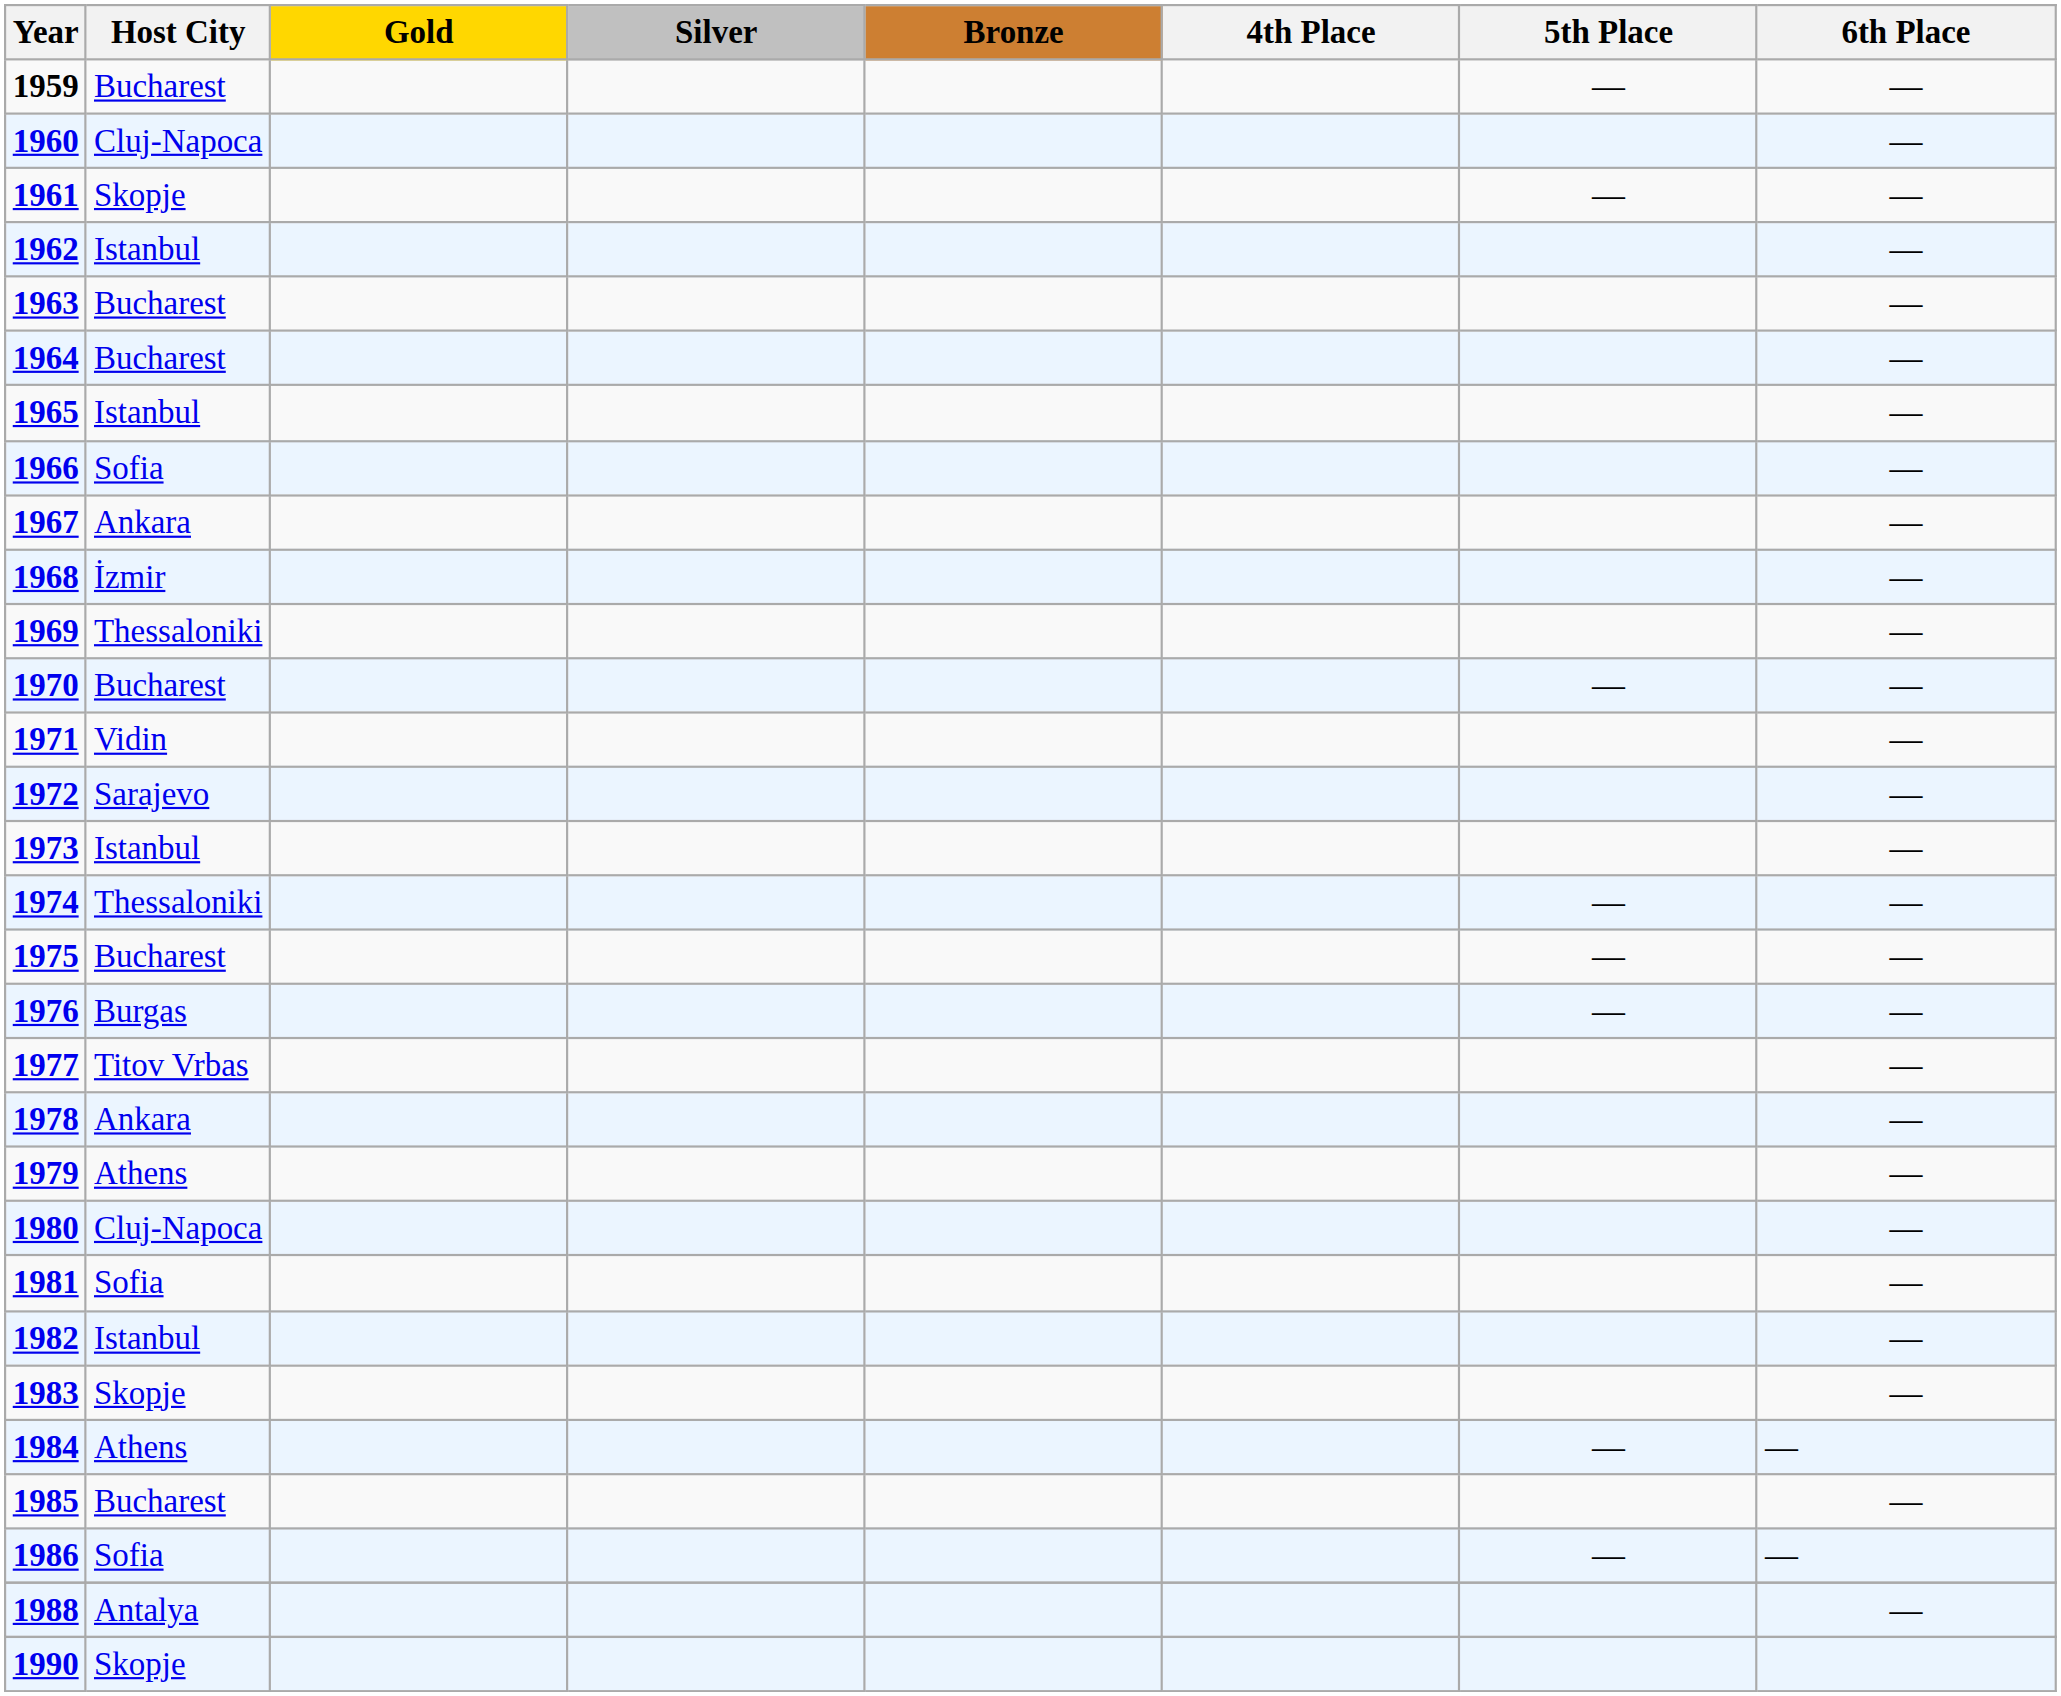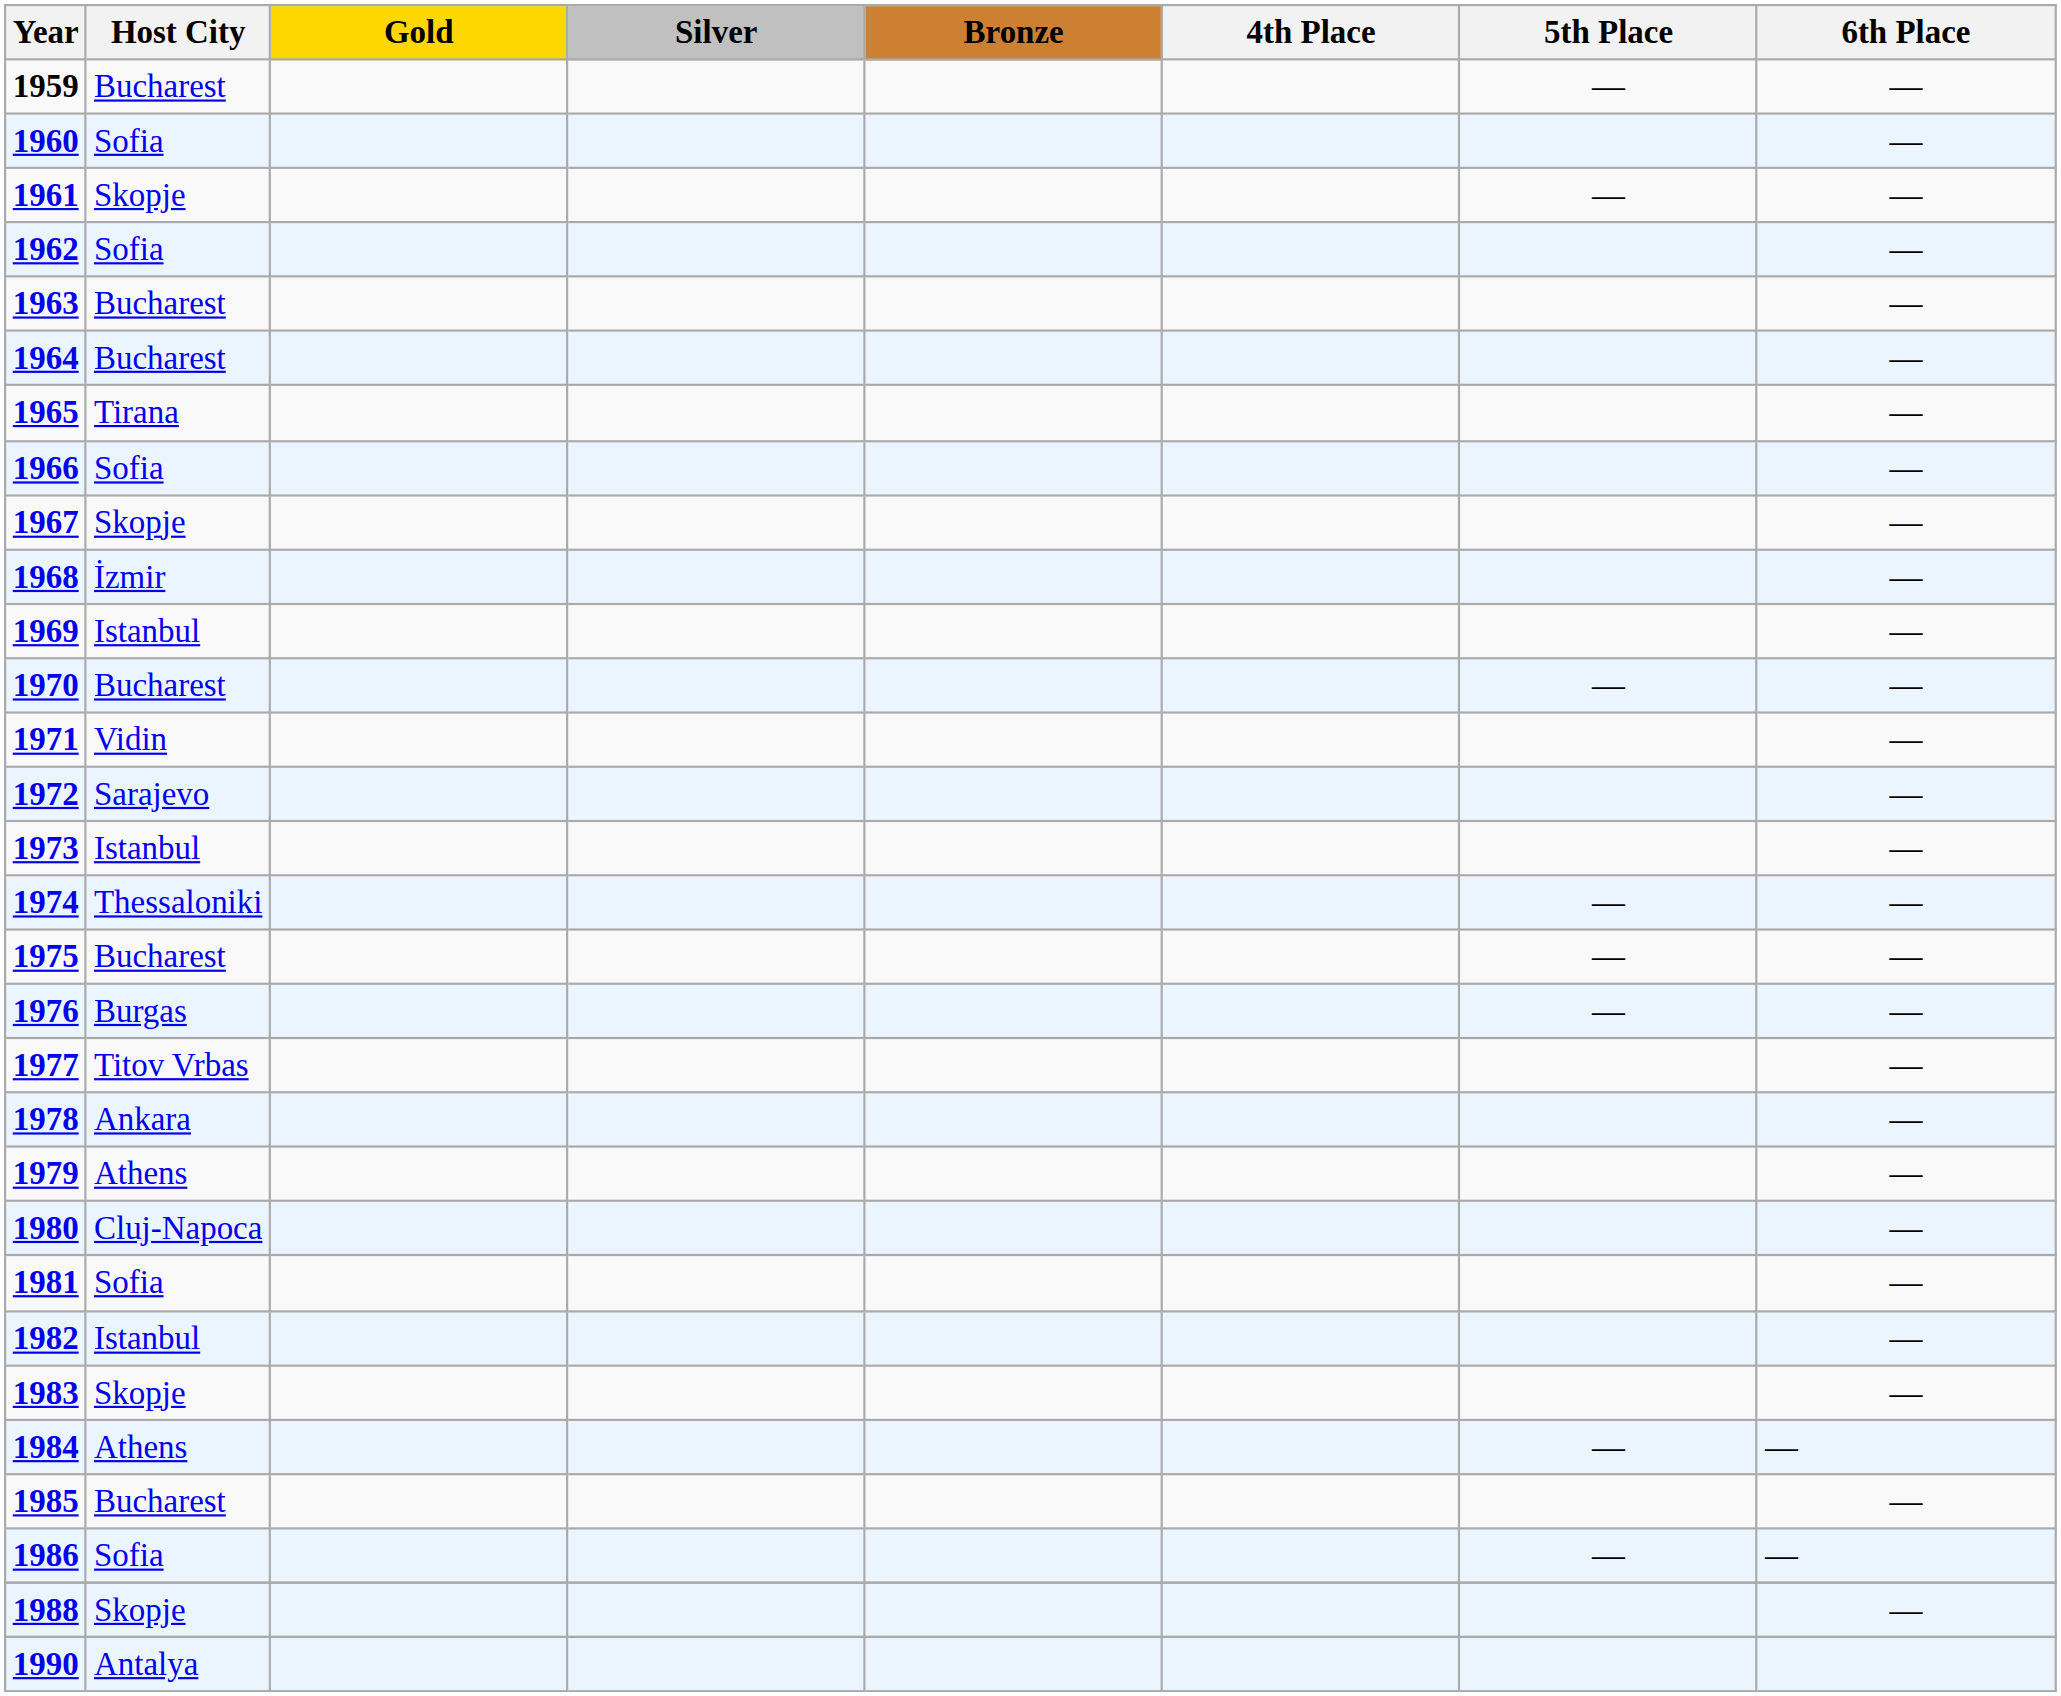(178, 140) Cluj-Napoca -> (129, 140) Sofia
(147, 249) Istanbul -> (129, 249) Sofia
(147, 412) Istanbul -> (136, 412) Tirana
(142, 521) Ankara -> (140, 521) Skopje
(178, 630) Thessaloniki -> (147, 630) Istanbul
(146, 1609) Antalya -> (140, 1609) Skopje
(140, 1663) Skopje -> (146, 1663) Antalya
